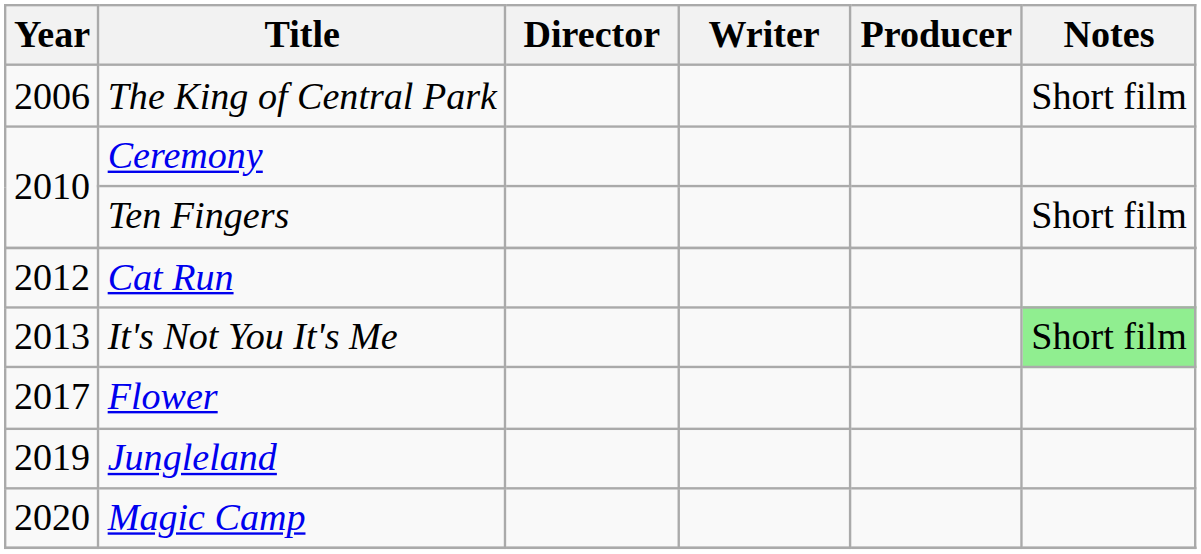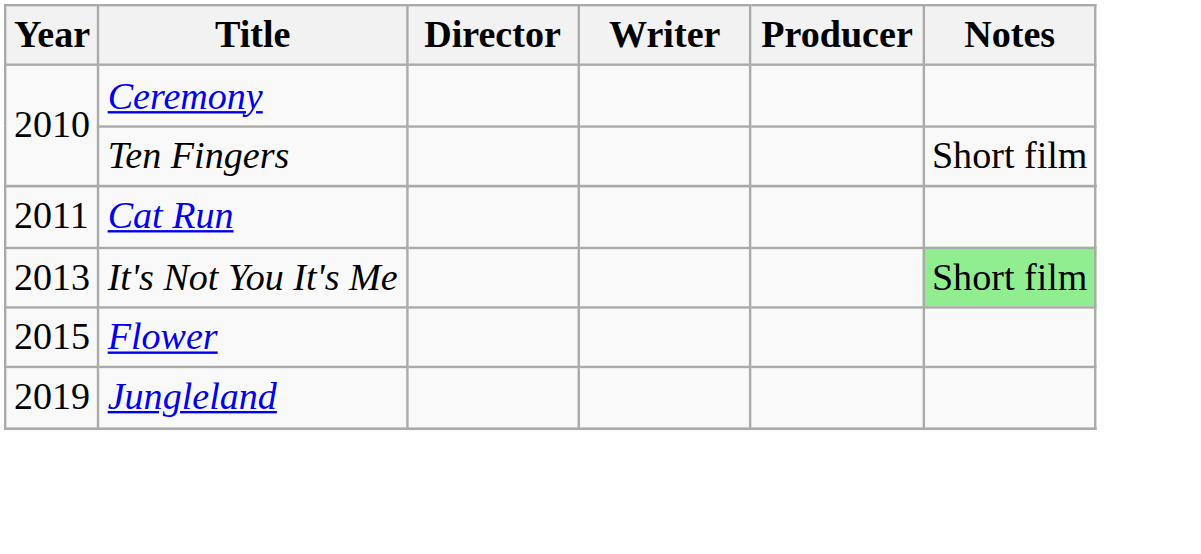- row: (302, 95)
(52, 276) 2012 -> (51, 215) 2011
(52, 397) 2017 -> (52, 336) 2015
- row: (207, 517)
